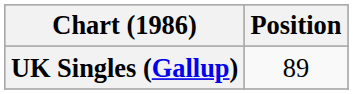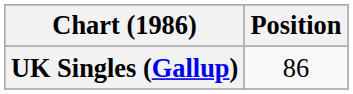(296, 67) 89 -> (296, 67) 86
